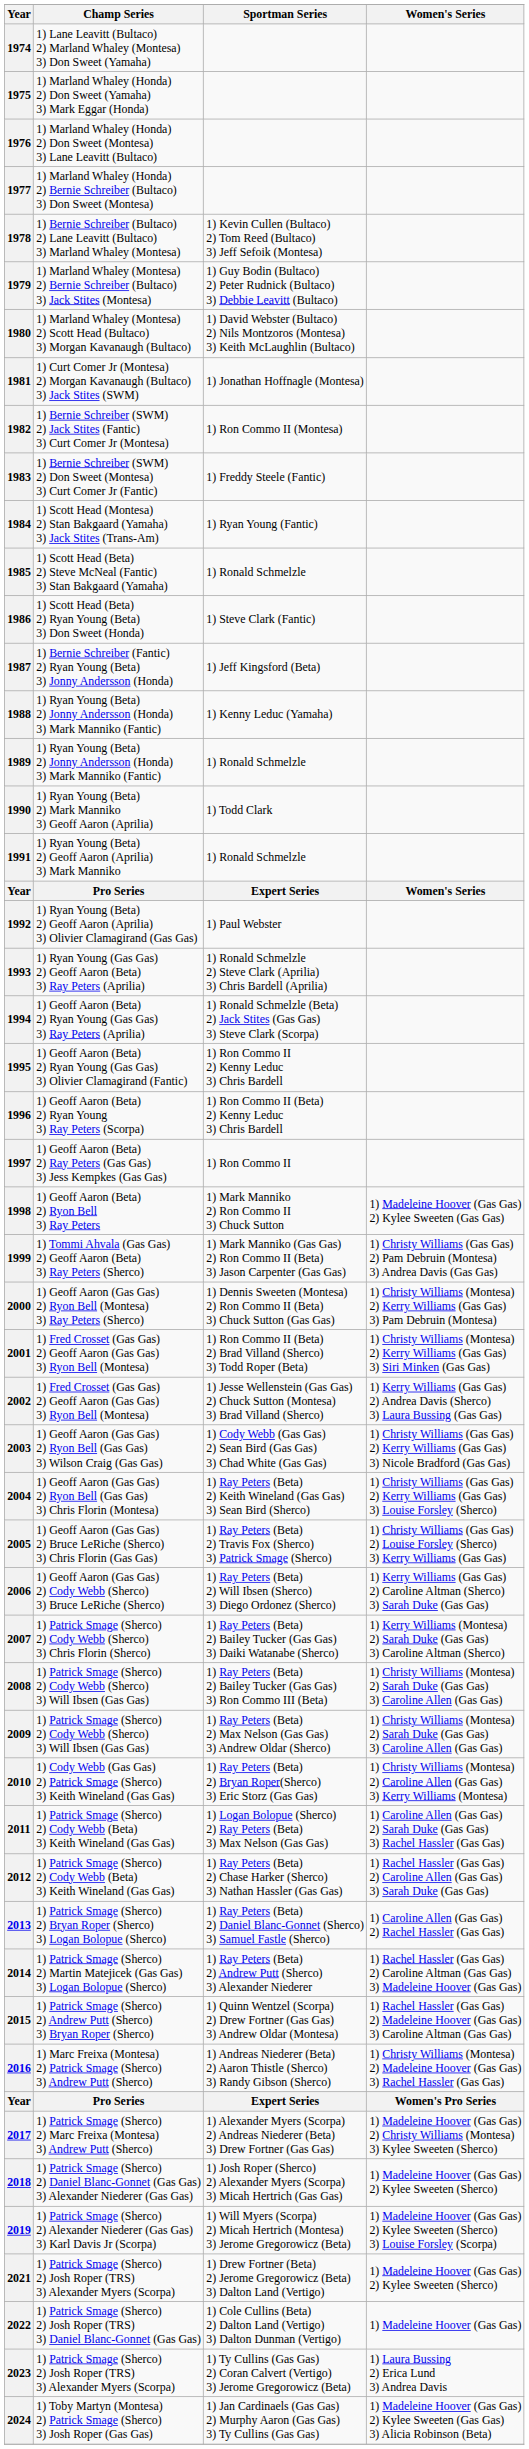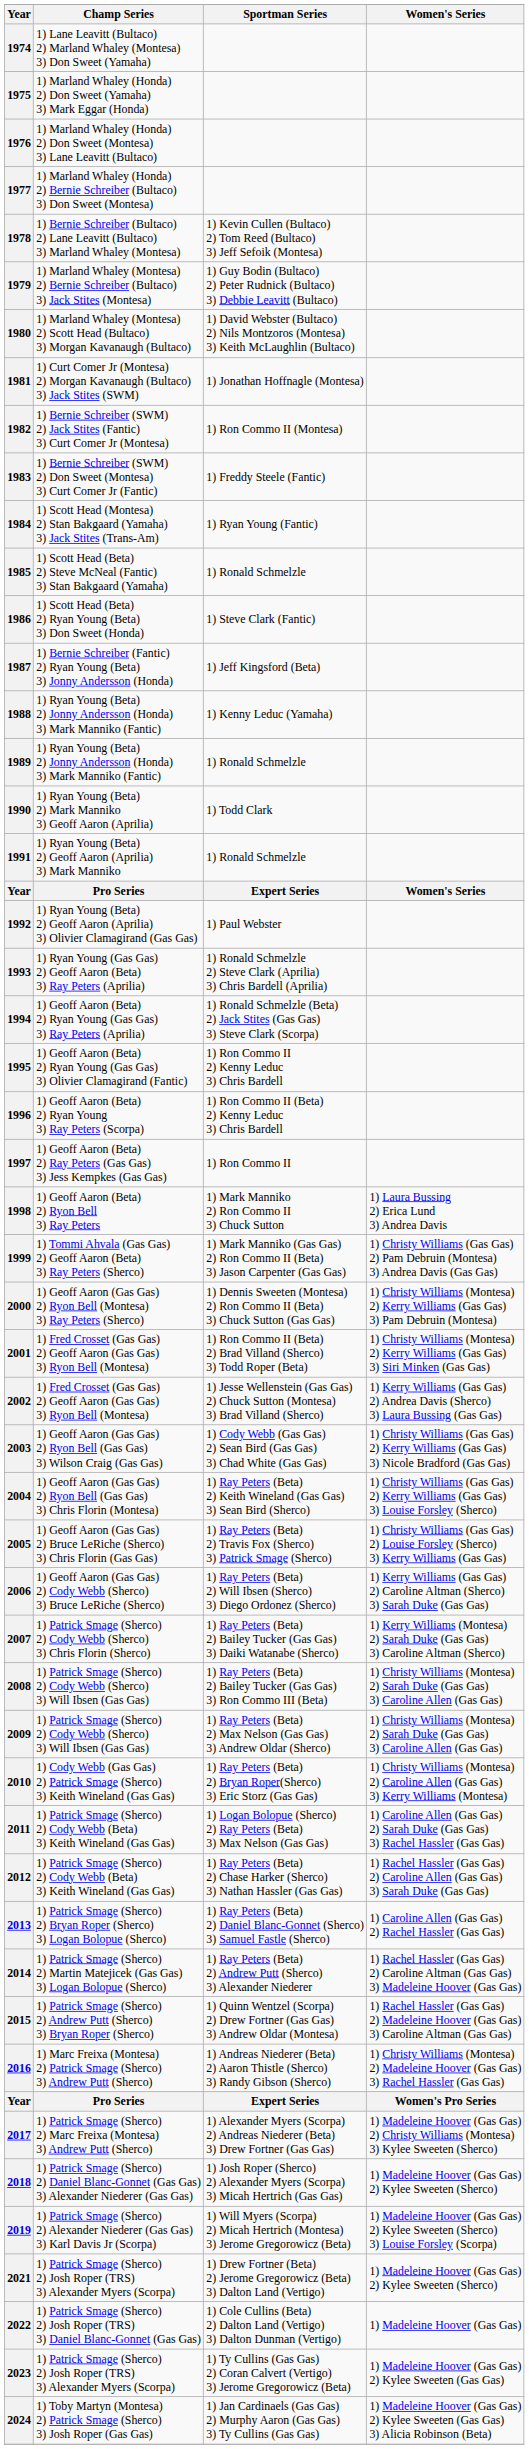(445, 1210) 1) Madeleine Hoover (Gas Gas) 2) Kylee Sweeten (Gas Gas) -> (410, 1210) 1) Laura Bussing 2) Erica Lund 3) Andrea Davis
(410, 2373) 1) Laura Bussing 2) Erica Lund 3) Andrea Davis -> (445, 2373) 1) Madeleine Hoover (Gas Gas) 2) Kylee Sweeten (Gas Gas)
